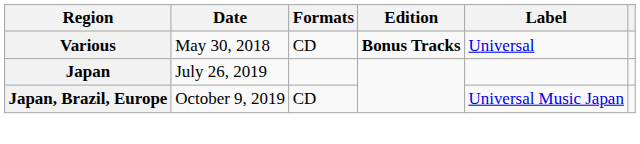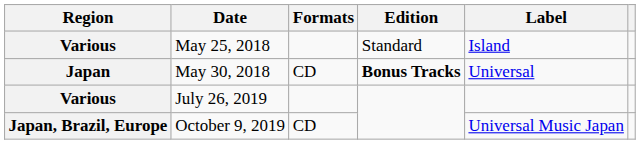+ row: (223, 44)
(88, 44) Various -> (88, 71) Japan
(88, 71) Japan -> (88, 98) Various
